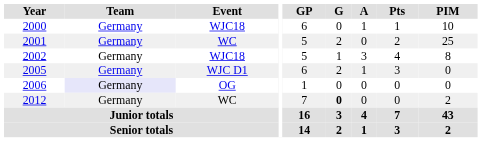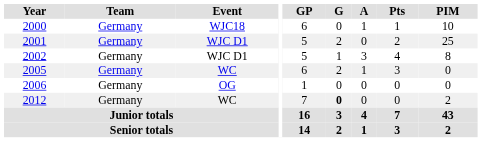(227, 41) WC -> (227, 41) WJC D1
(227, 55) WJC18 -> (227, 55) WJC D1
(227, 70) WJC D1 -> (227, 70) WC
(120, 85) lavender background -> (120, 85) no background
